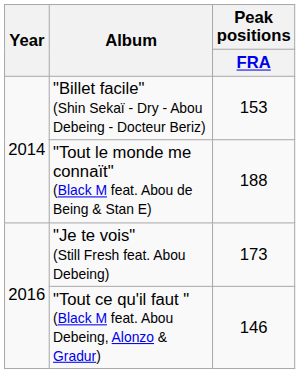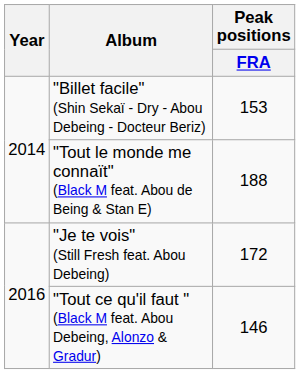(254, 254) 173 -> (254, 254) 172
